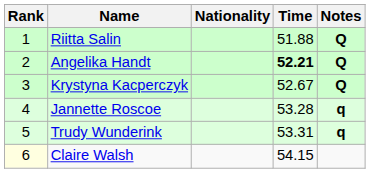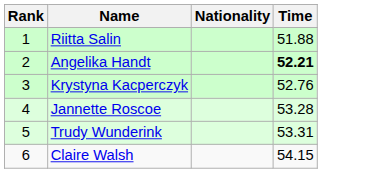- column: (341, 16)
(295, 86) 52.67 -> (295, 86) 52.76
(26, 156) lightyellow background -> (26, 156) no background
